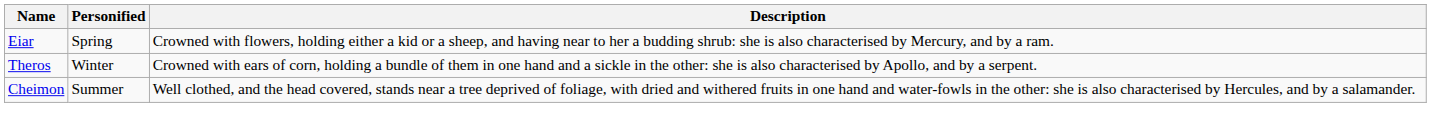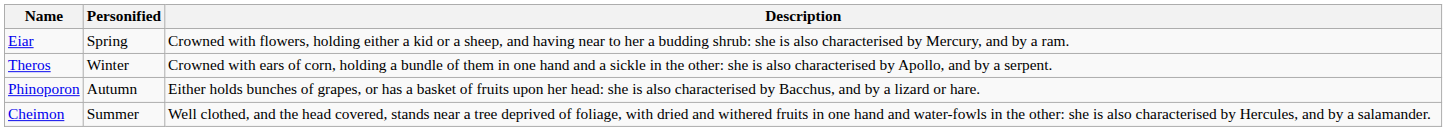+ row: (44, 89)
